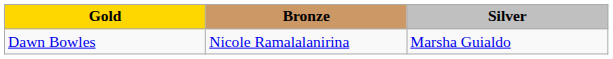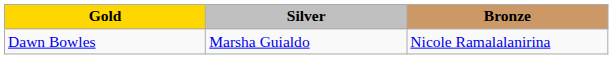columns swapped: (507, 16) <-> (306, 16)
